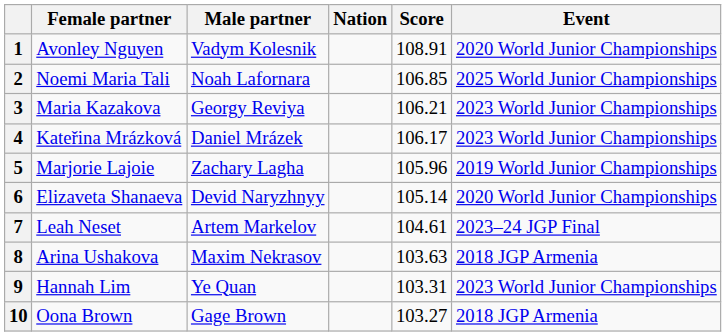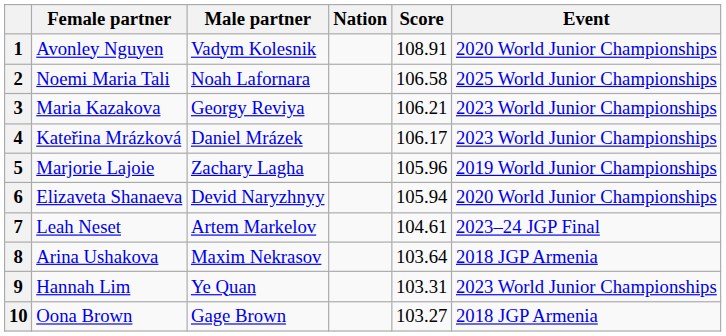(422, 78) 106.85 -> (422, 78) 106.58
(422, 197) 105.14 -> (422, 197) 105.94
(422, 256) 103.63 -> (422, 256) 103.64
